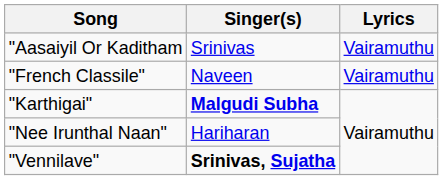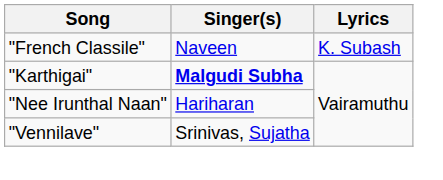- row: (96, 47)
(389, 76) Vairamuthu -> (359, 47) K. Subash
(263, 161) bold -> (243, 133) normal
